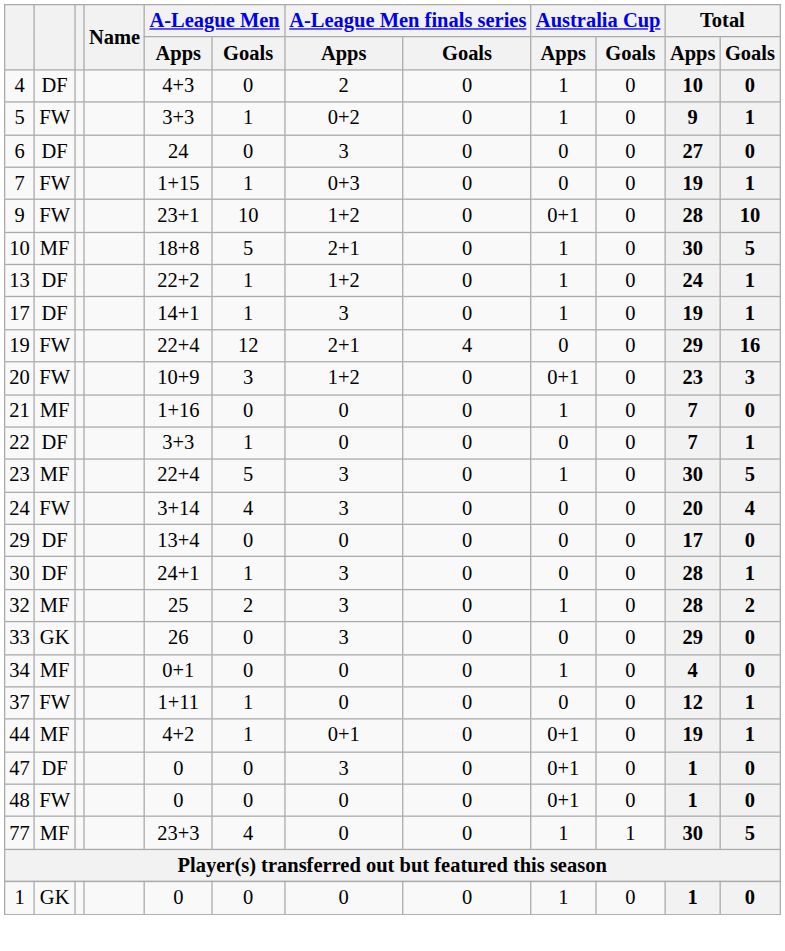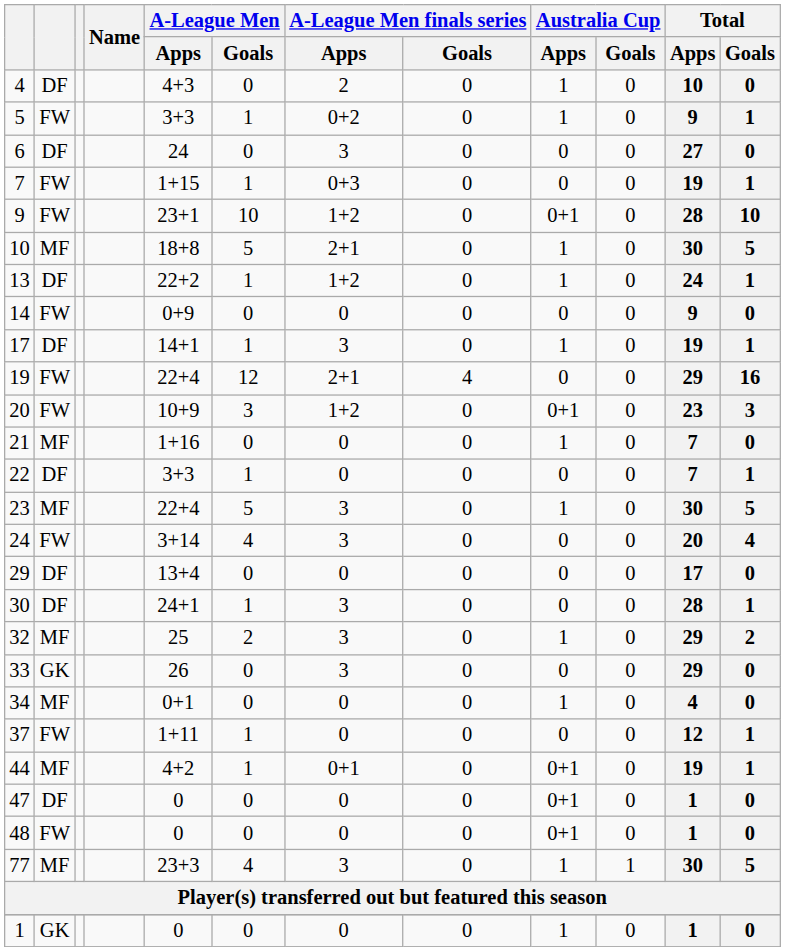+ row: (20, 313)
(693, 605) 28 -> (693, 637) 29
(344, 767) 3 -> (344, 800) 0
(344, 832) 0 -> (344, 865) 3
